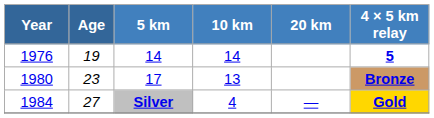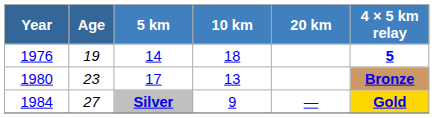(232, 56) 14 -> (232, 56) 18
(232, 102) 4 -> (232, 102) 9
